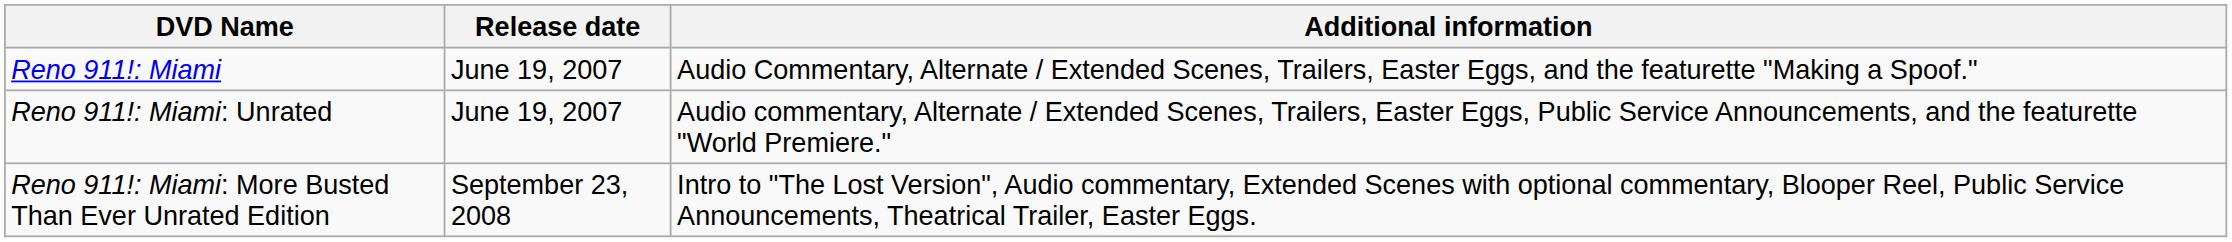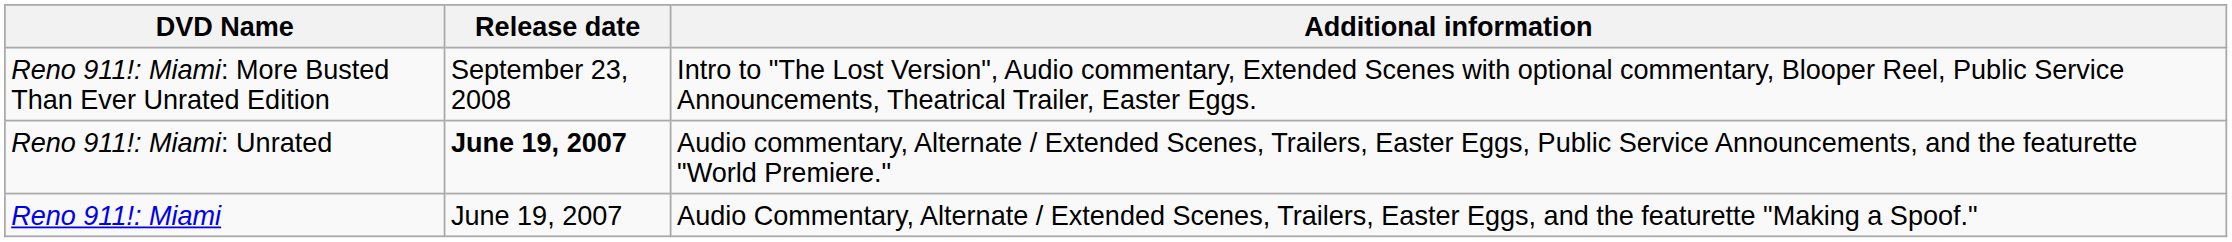rows swapped: (116, 69) <-> (200, 200)
(537, 112) normal -> (539, 142) bold
